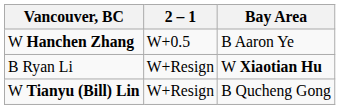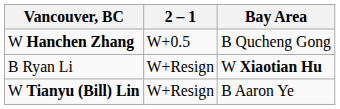(258, 41) B Aaron Ye -> (276, 41) B Qucheng Gong
(276, 91) B Qucheng Gong -> (258, 91) B Aaron Ye
